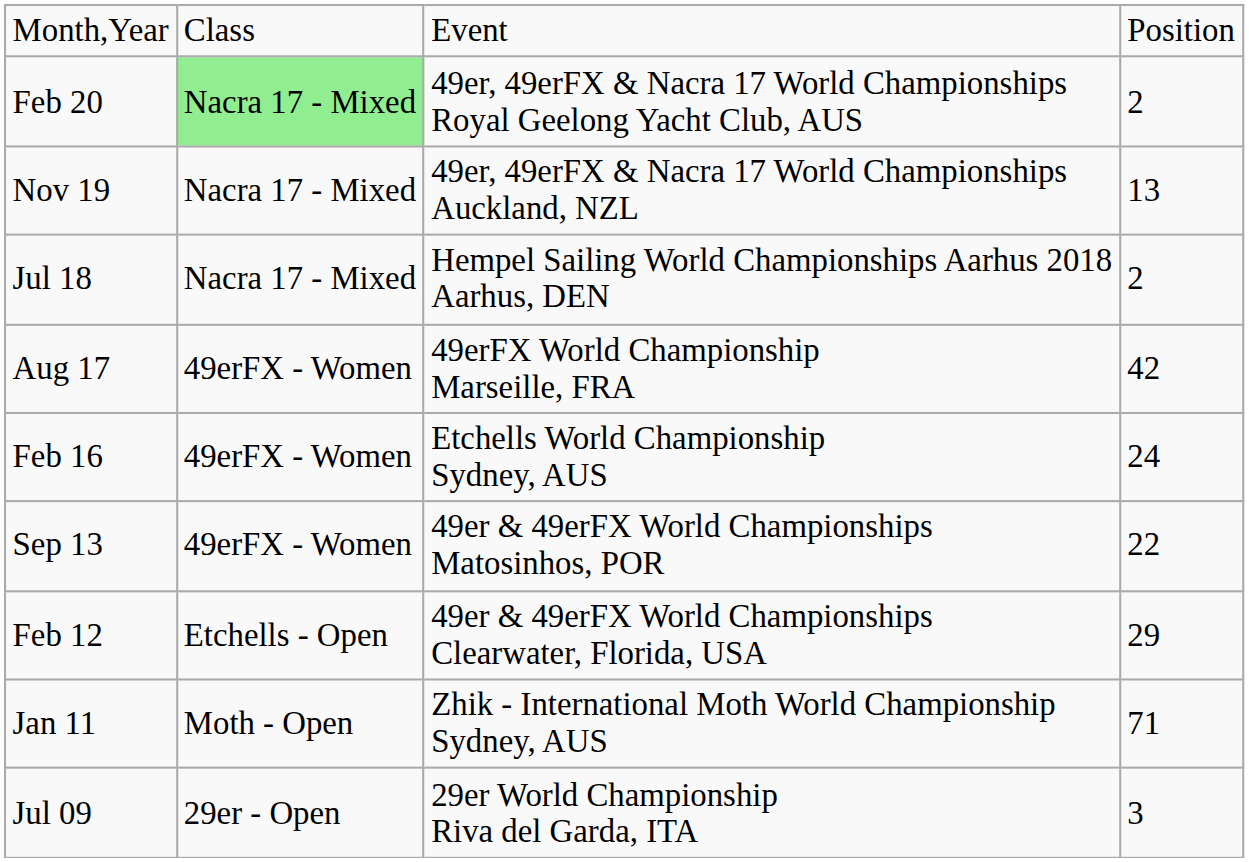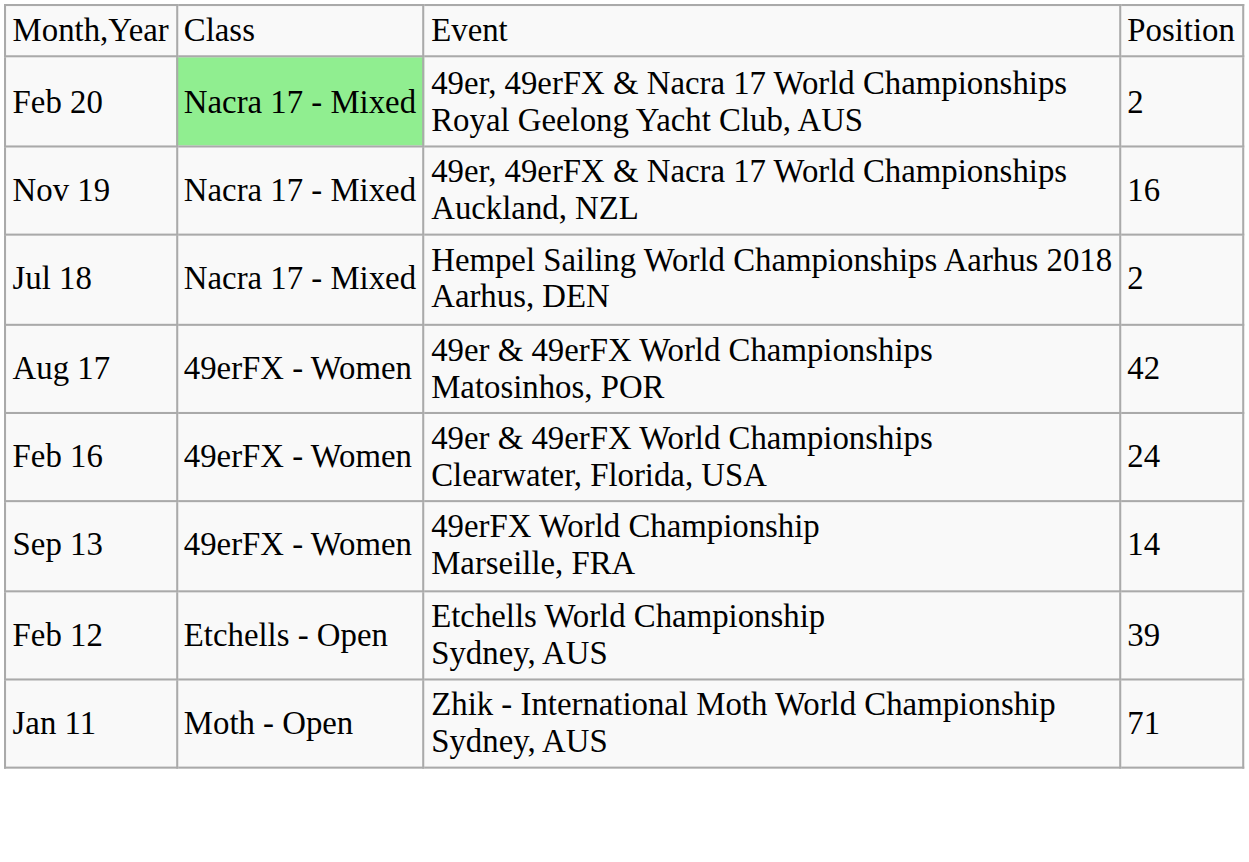(1144, 189) 13 -> (1144, 189) 16
(625, 367) 49erFX World Championship Marseille, FRA -> (682, 367) 49er & 49erFX World Championships Matosinhos, POR
(628, 456) Etchells World Championship Sydney, AUS -> (682, 456) 49er & 49erFX World Championships Clearwater, Florida, USA
(682, 545) 49er & 49erFX World Championships Matosinhos, POR -> (625, 545) 49erFX World Championship Marseille, FRA
(1144, 545) 22 -> (1144, 545) 14
(682, 634) 49er & 49erFX World Championships Clearwater, Florida, USA -> (628, 634) Etchells World Championship Sydney, AUS
(1144, 634) 29 -> (1144, 634) 39
- row: (52, 812)
